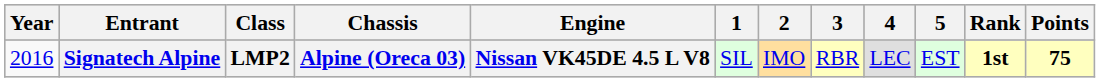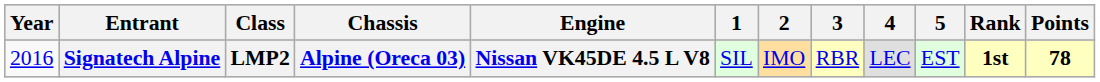(1060, 57) 75 -> (1060, 57) 78
